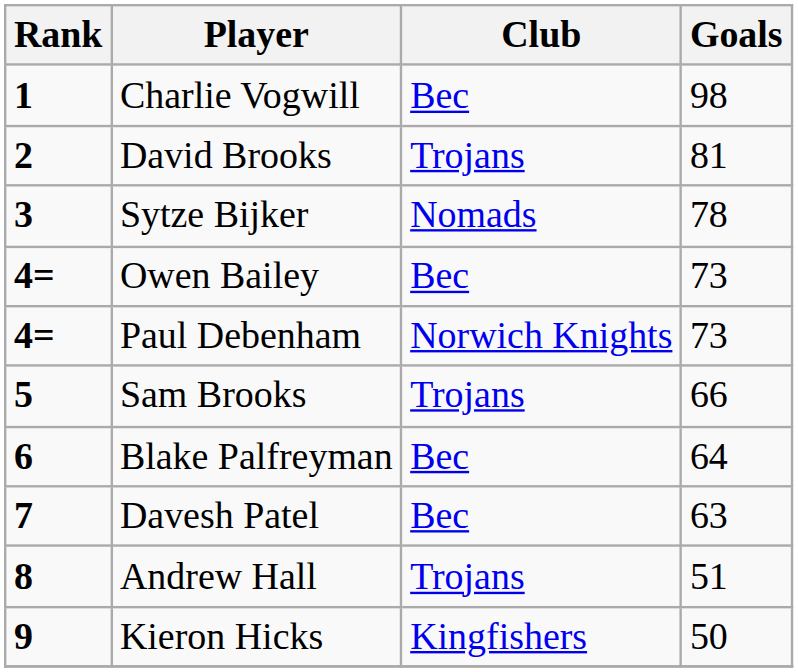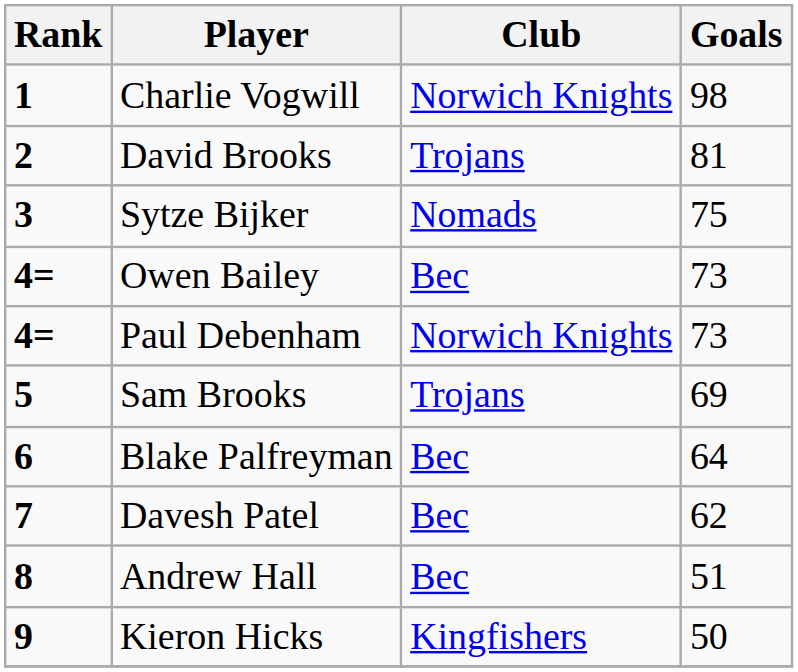(440, 94) Bec -> (541, 94) Norwich Knights
(709, 214) 78 -> (709, 214) 75
(709, 395) 66 -> (709, 395) 69
(709, 515) 63 -> (709, 515) 62
(467, 575) Trojans -> (440, 575) Bec
